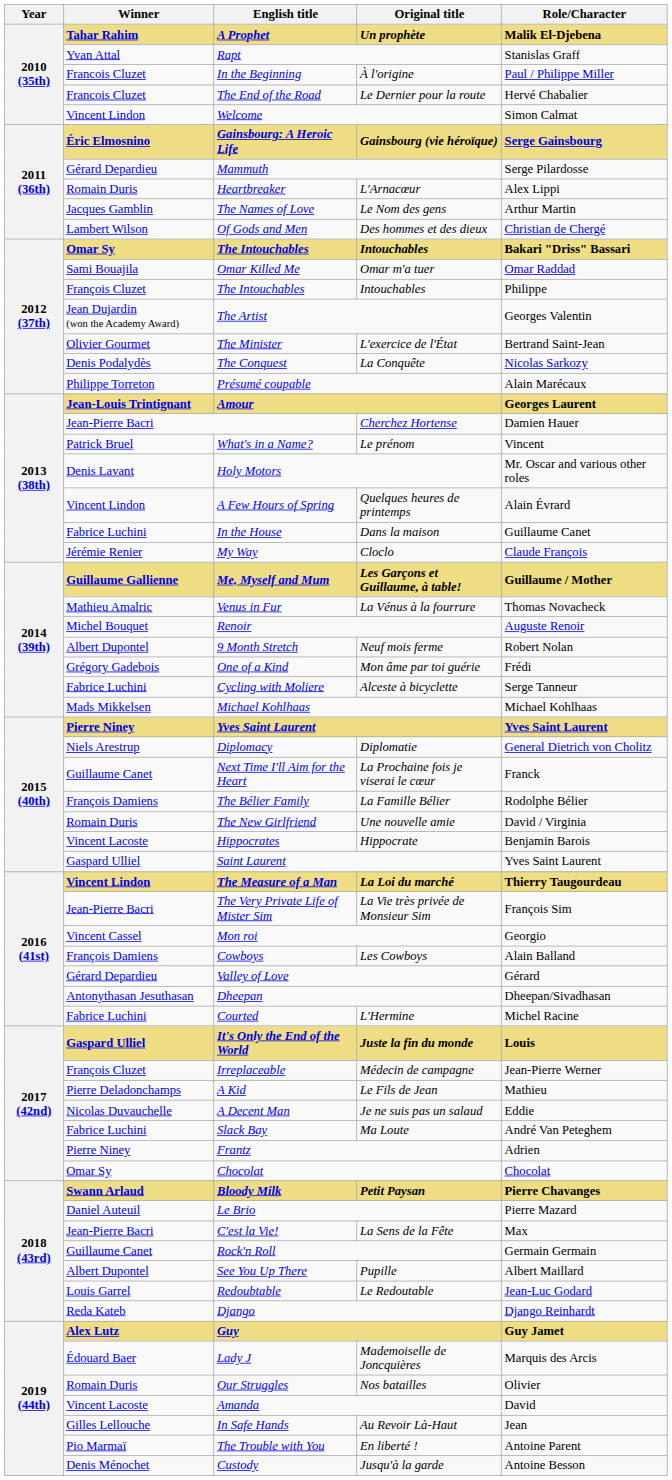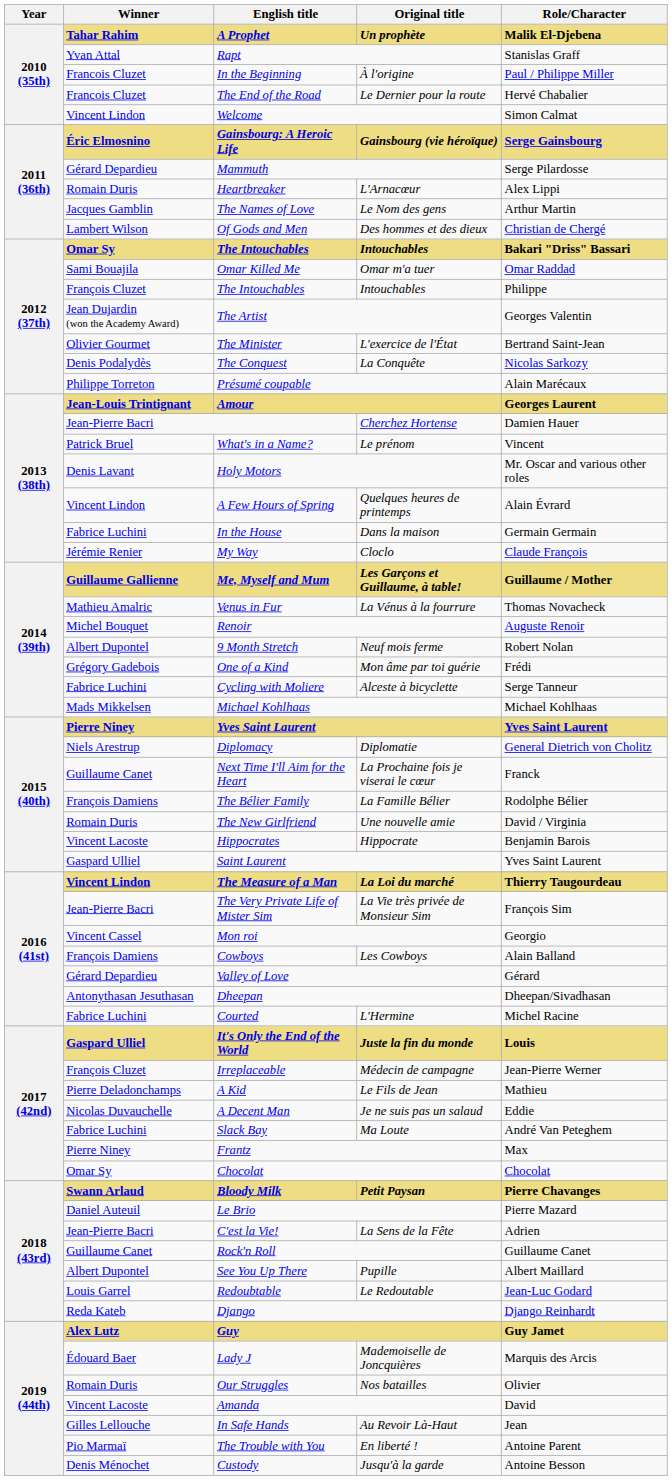(548, 532) Guillaume Canet -> (550, 532) Germain Germain
(522, 1150) Adrien -> (516, 1150) Max
(516, 1230) Max -> (522, 1230) Adrien
(550, 1250) Germain Germain -> (548, 1250) Guillaume Canet
